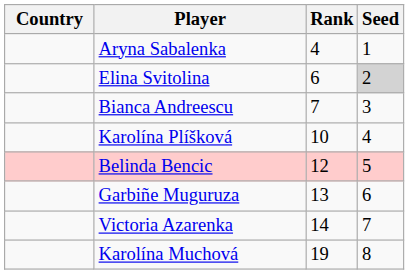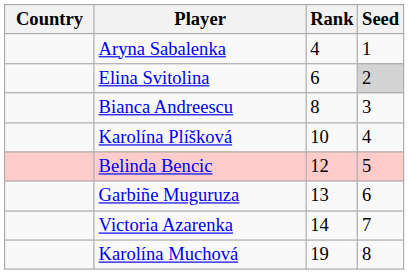(315, 107) 7 -> (315, 107) 8
